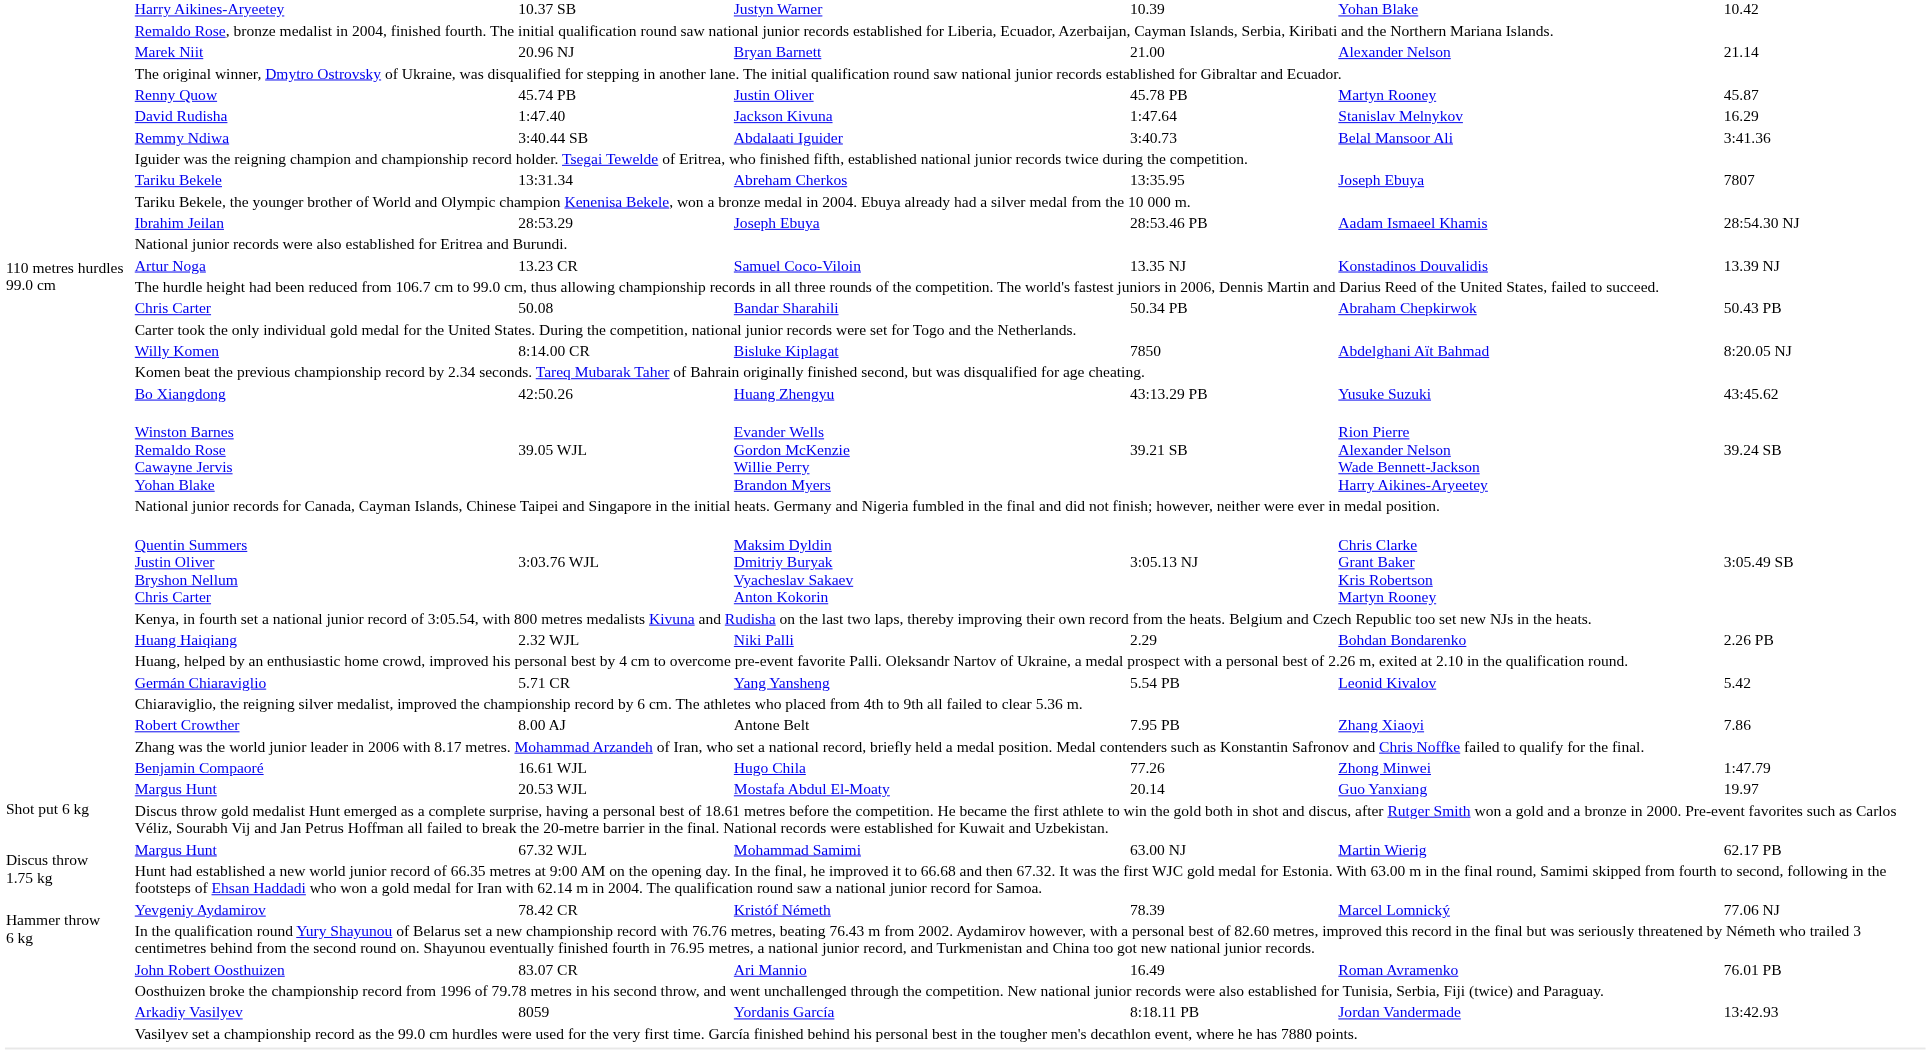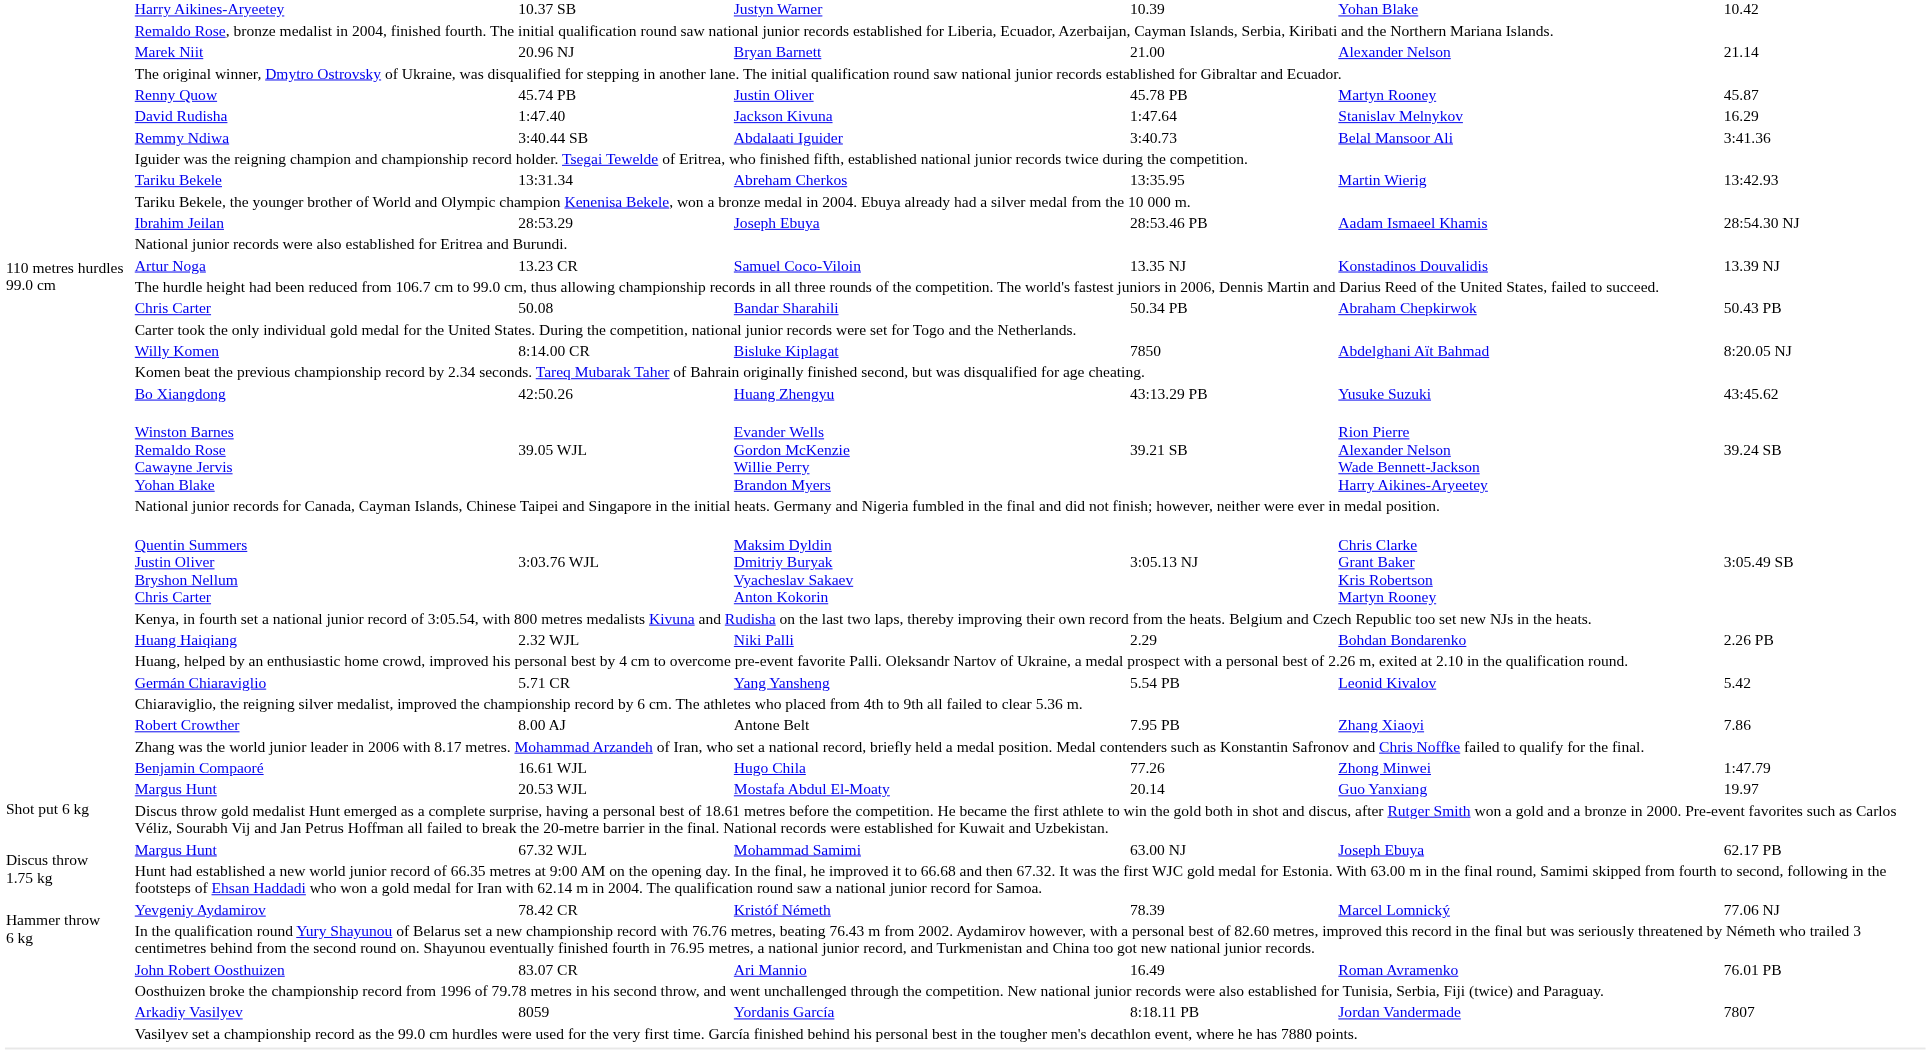(1381, 180) Joseph Ebuya -> (1382, 180) Martin Wierig
(1739, 180) 7807 -> (1751, 180) 13:42.93
(1382, 849) Martin Wierig -> (1381, 849) Joseph Ebuya
(1751, 1012) 13:42.93 -> (1739, 1012) 7807
